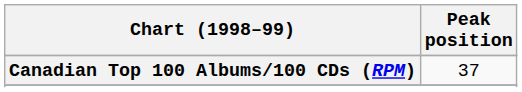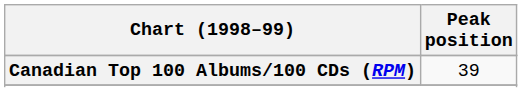(469, 71) 37 -> (469, 71) 39
